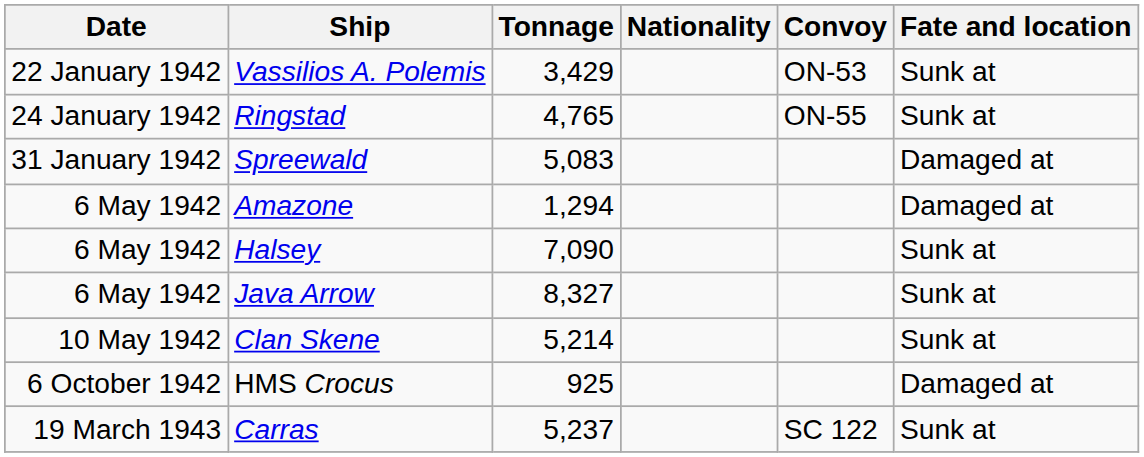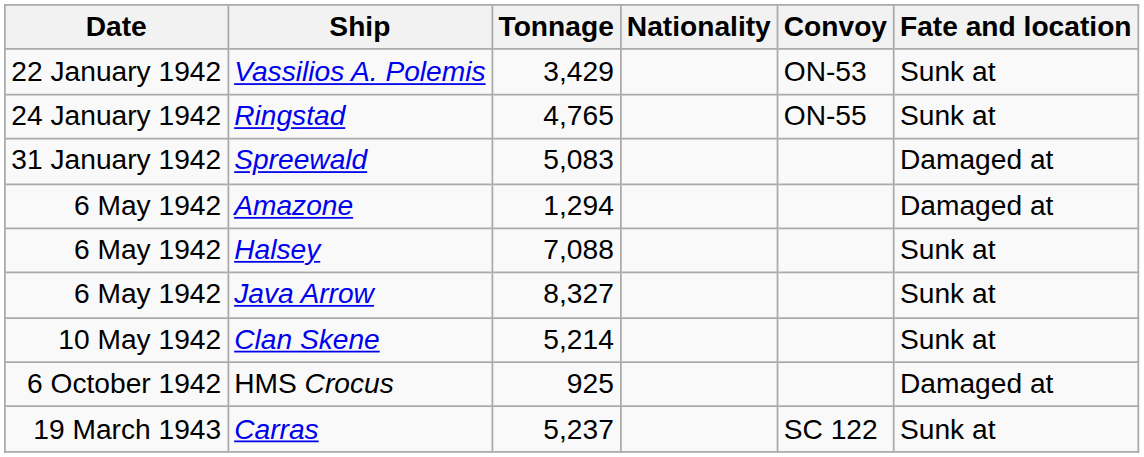(579, 250) 7,090 -> (579, 250) 7,088
